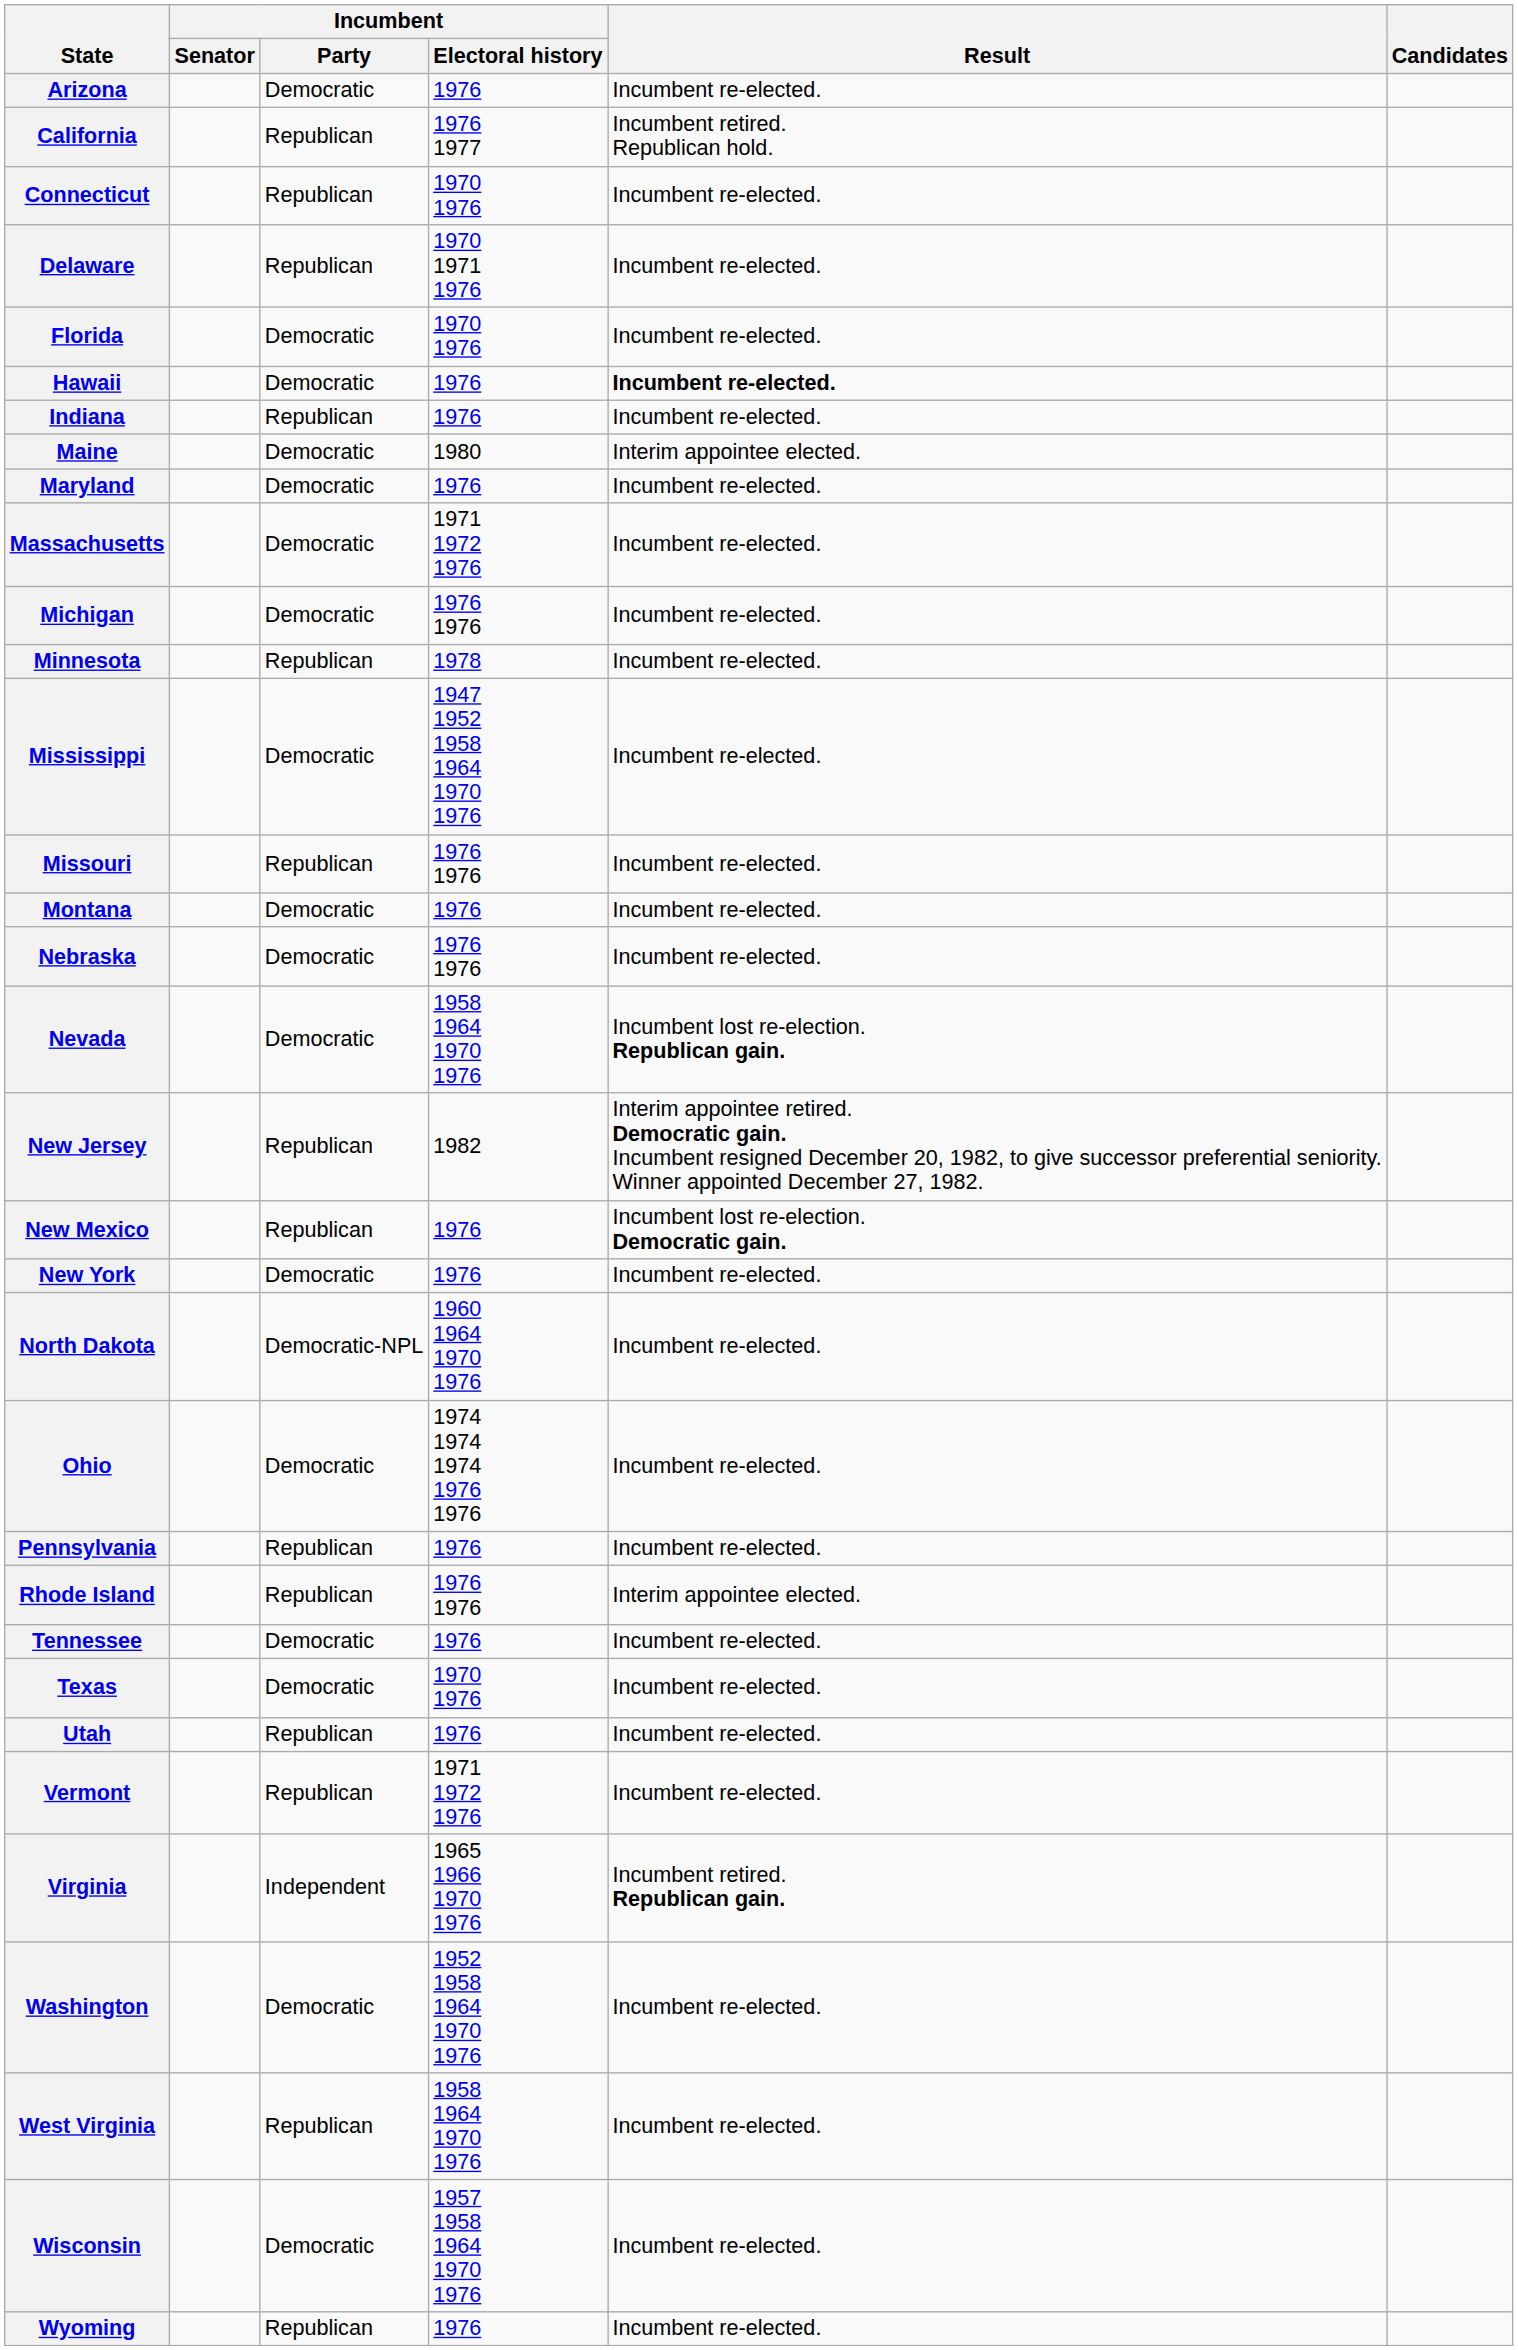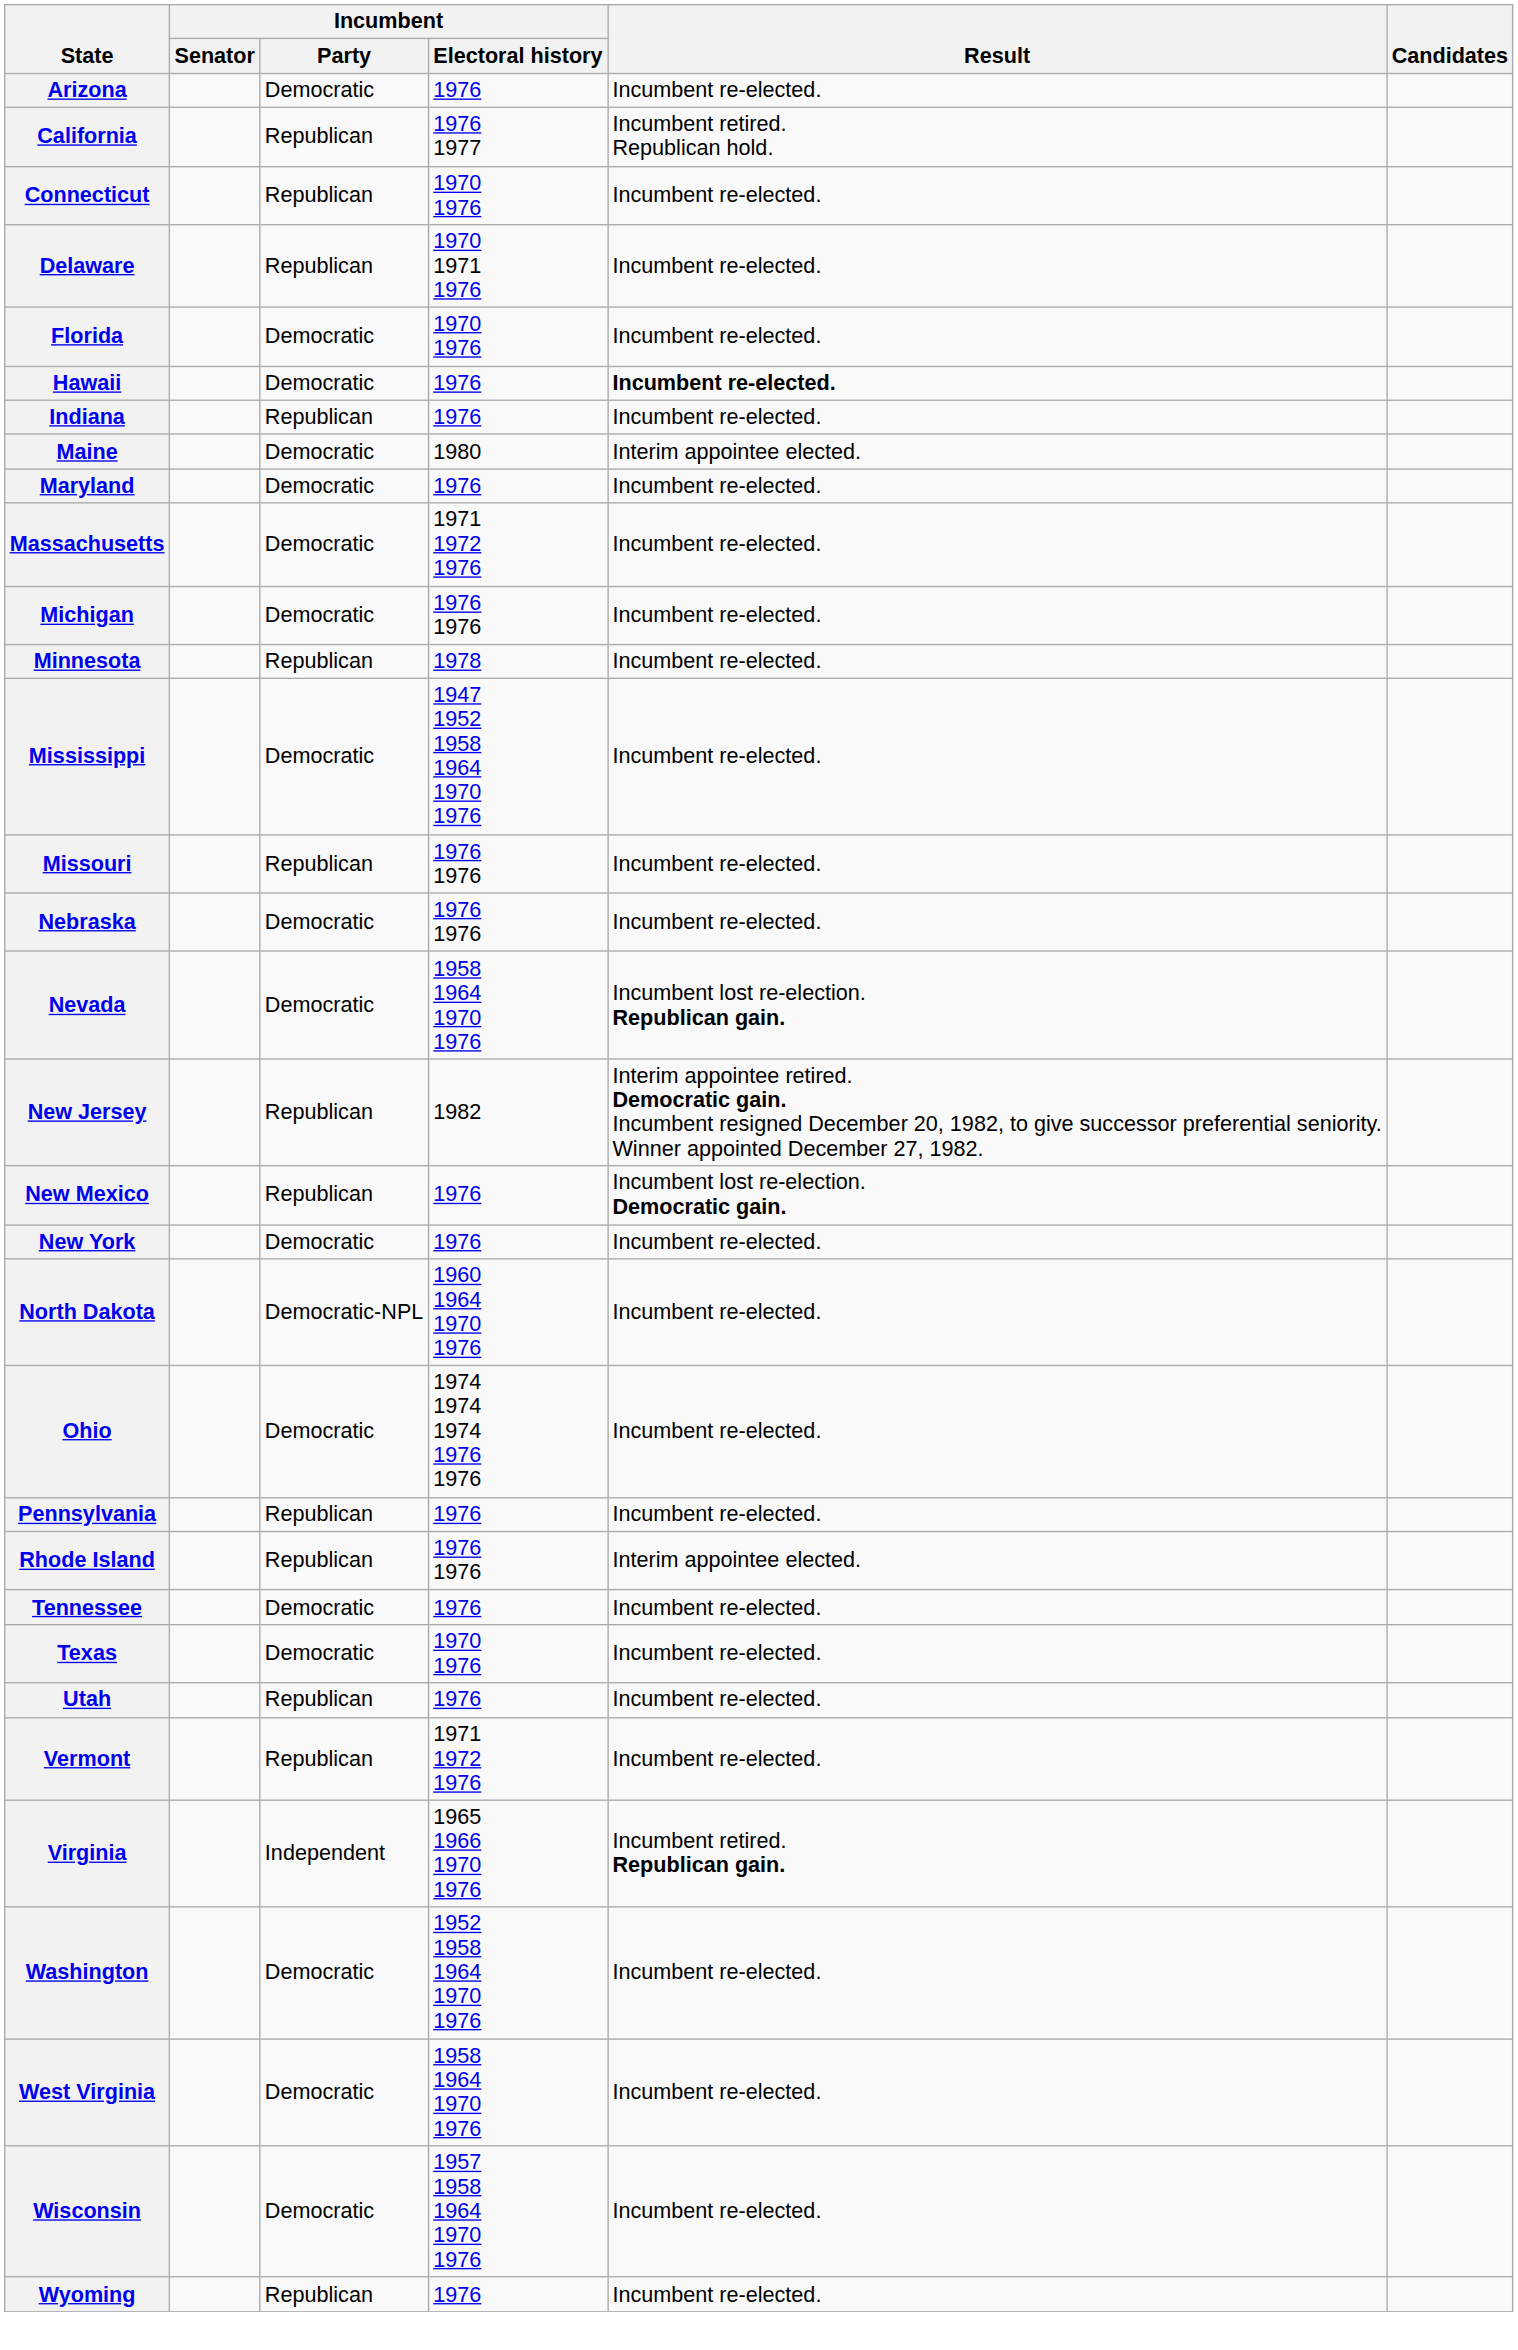- row: (87, 909)
(319, 2126) Republican -> (319, 2092) Democratic
